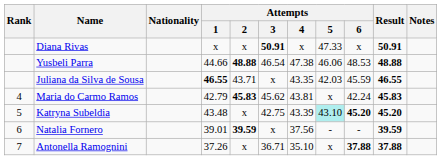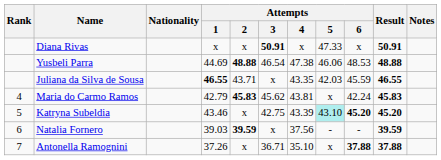(216, 63) 44.66 -> (216, 63) 44.69
(216, 113) 43.48 -> (216, 113) 43.46
(216, 130) 39.01 -> (216, 130) 39.03
